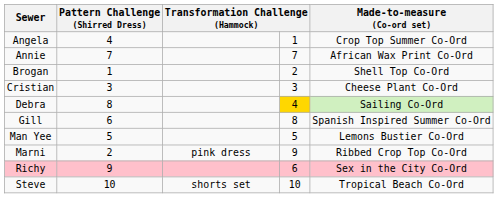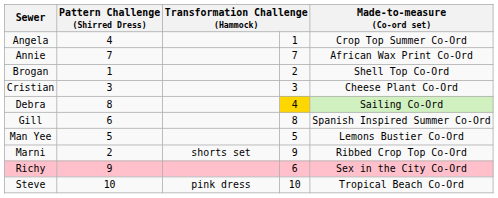(221, 153) pink dress -> (221, 153) shorts set
(221, 185) shorts set -> (221, 185) pink dress
